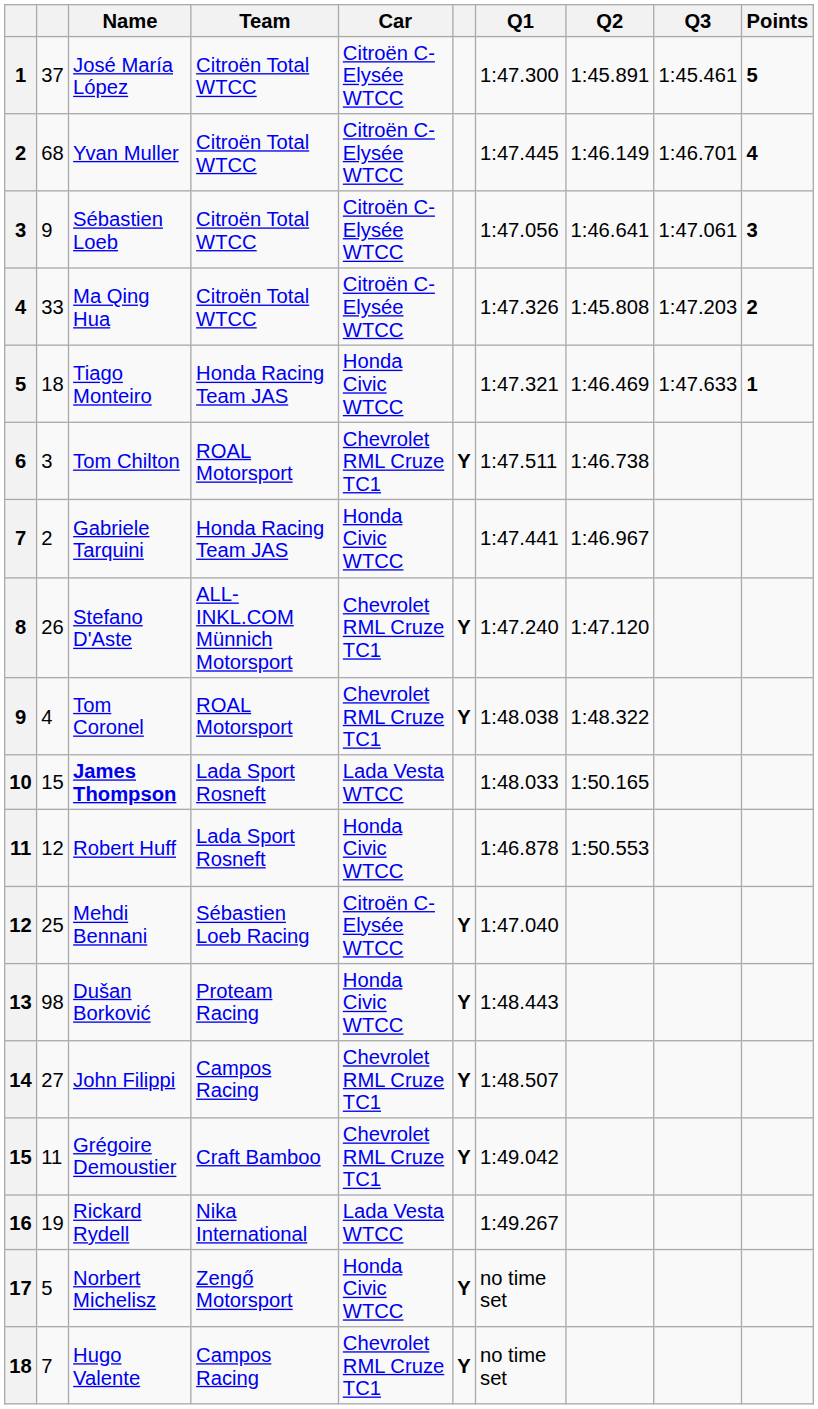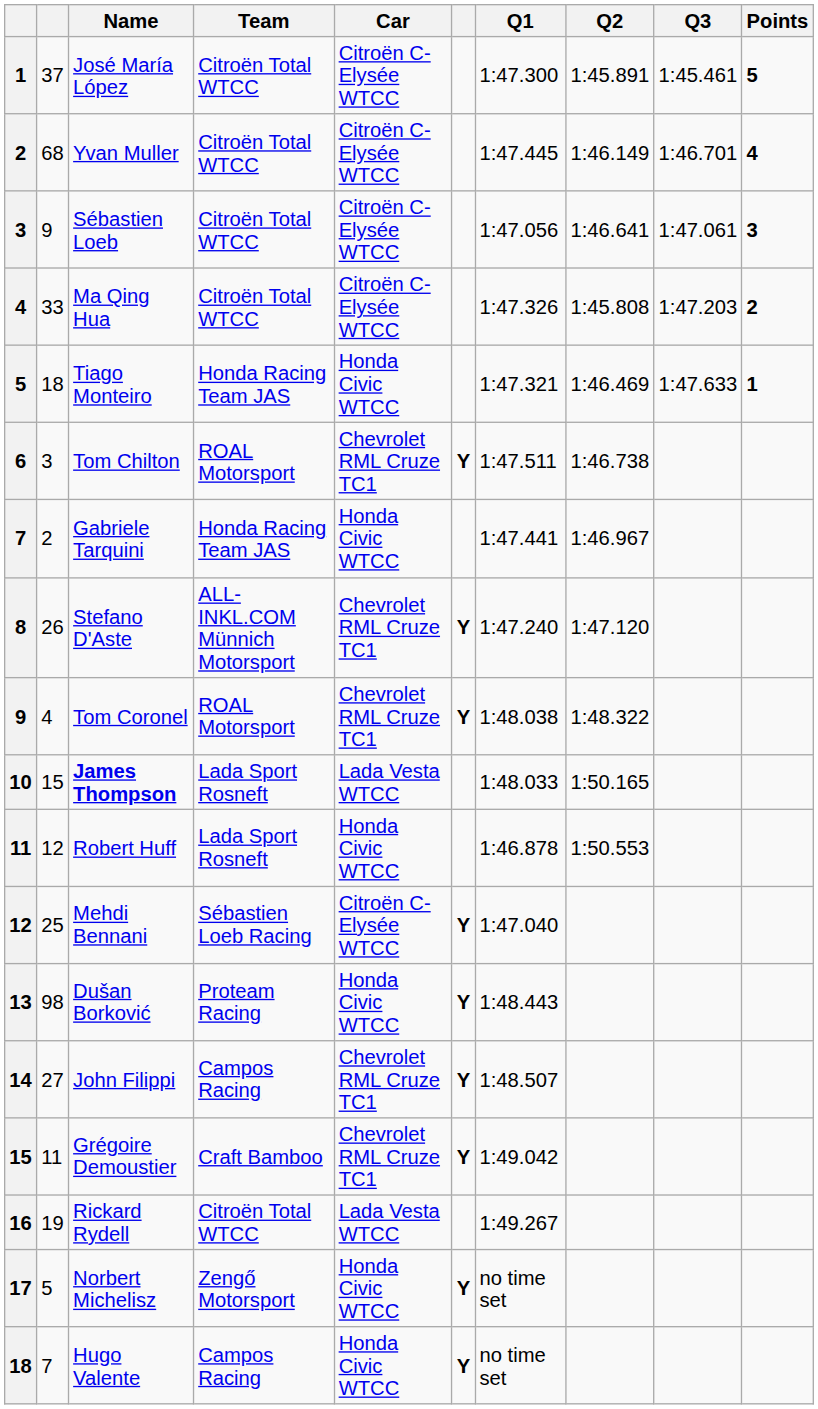(252, 1223) Nika International -> (255, 1223) Citroën Total WTCC
(394, 1366) Chevrolet RML Cruze TC1 -> (369, 1366) Honda Civic WTCC
